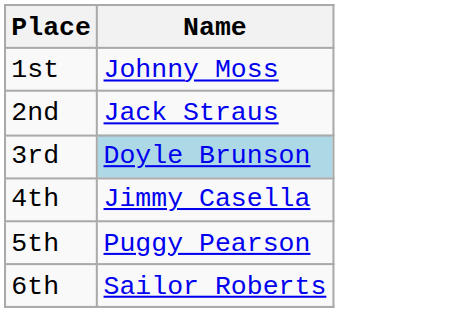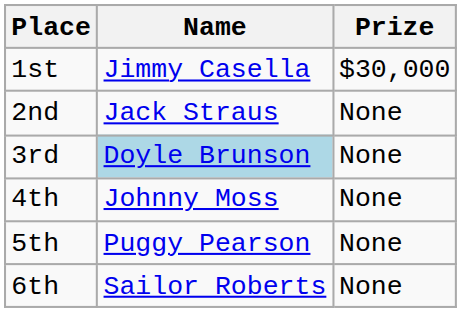+ column: (395, 27)
(191, 70) Johnny Moss -> (207, 70) Jimmy Casella
(207, 200) Jimmy Casella -> (191, 200) Johnny Moss
